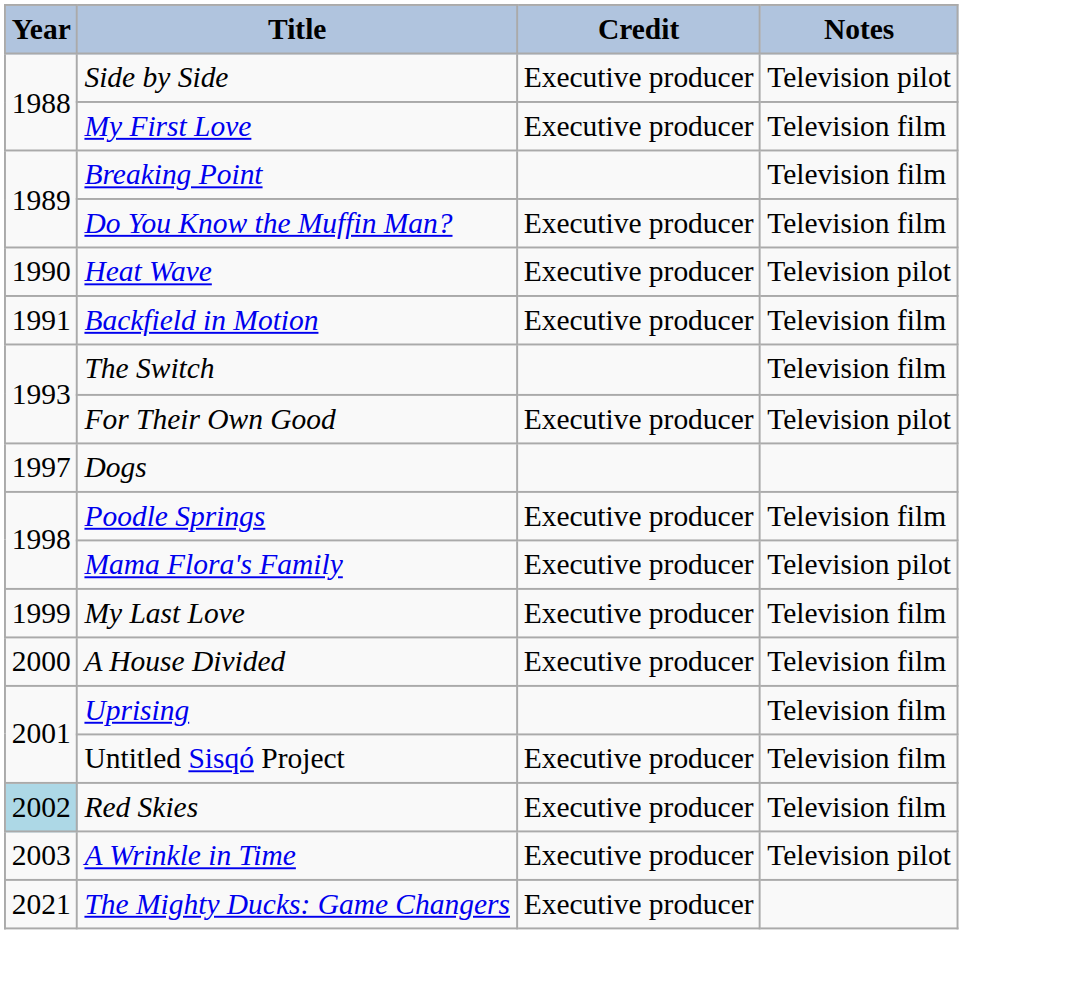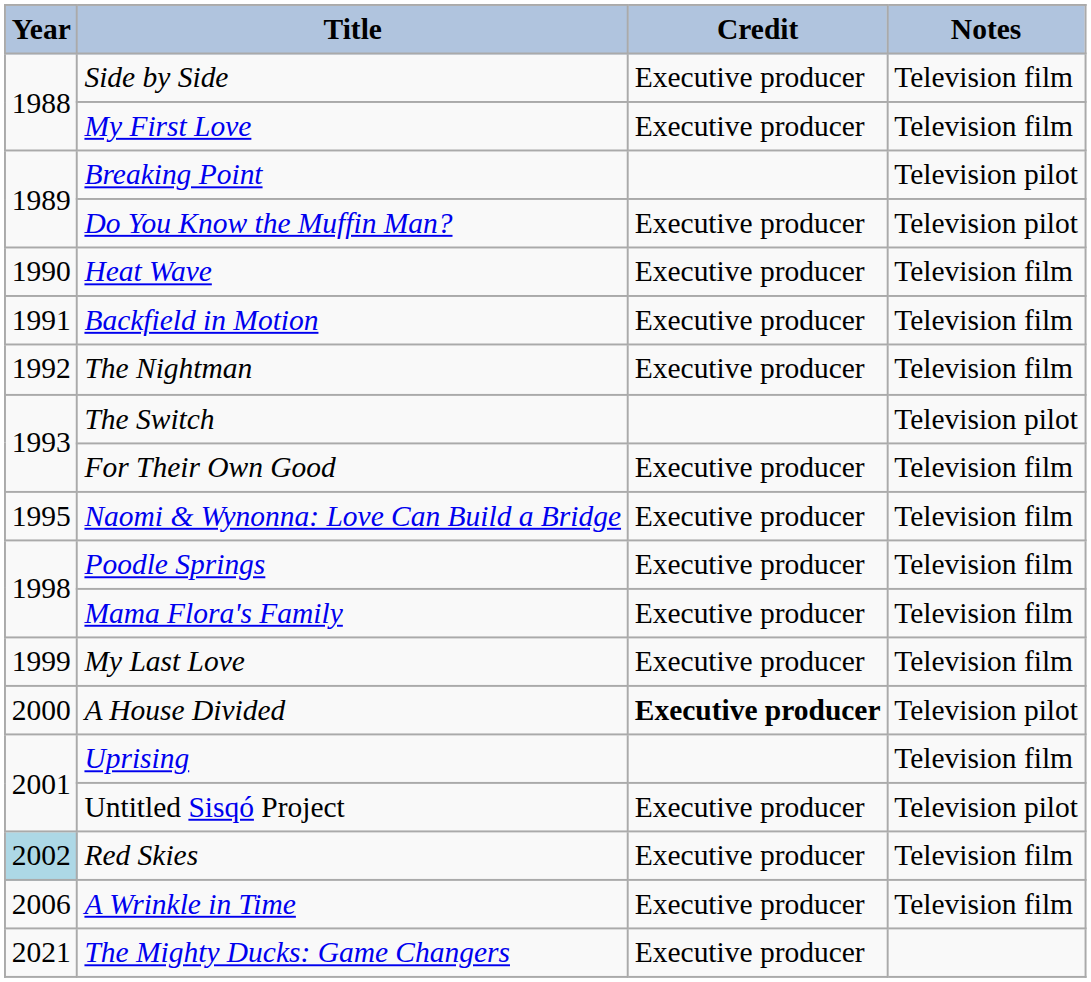(859, 77) Television pilot -> (984, 77) Television film
(857, 174) Television film -> (986, 174) Television pilot
(857, 223) Television film -> (986, 223) Television pilot
(859, 272) Television pilot -> (984, 272) Television film
+ row: (168, 369)
(857, 369) Television film -> (986, 417) Television pilot
(859, 417) Television pilot -> (984, 466) Television film
+ row: (353, 515)
- row: (116, 466)
(859, 563) Television pilot -> (984, 612) Television film
(639, 661) normal -> (758, 709) bold
(857, 661) Television film -> (986, 709) Television pilot
(857, 758) Television film -> (986, 806) Television pilot
(41, 855) 2003 -> (41, 904) 2006
(859, 855) Television pilot -> (984, 904) Television film
